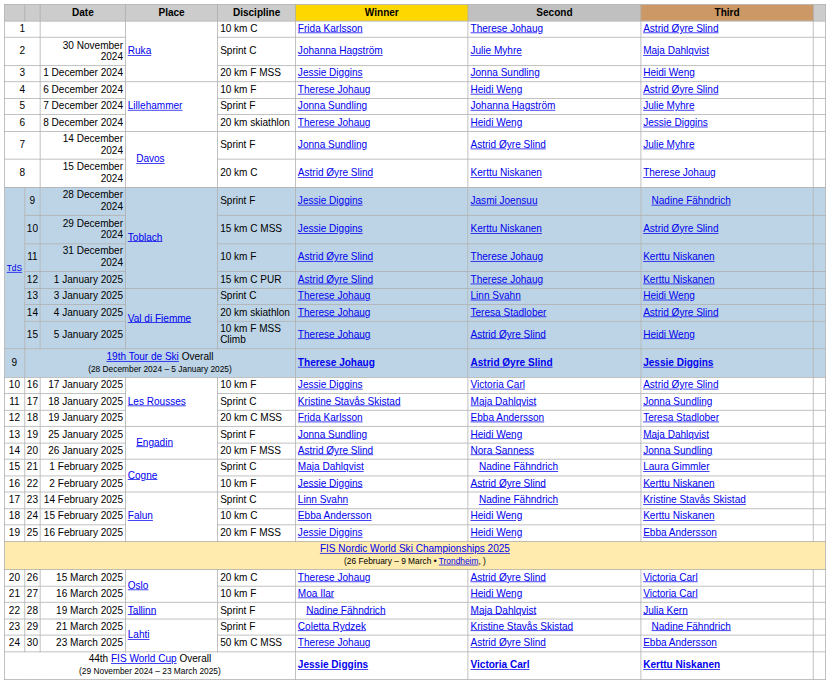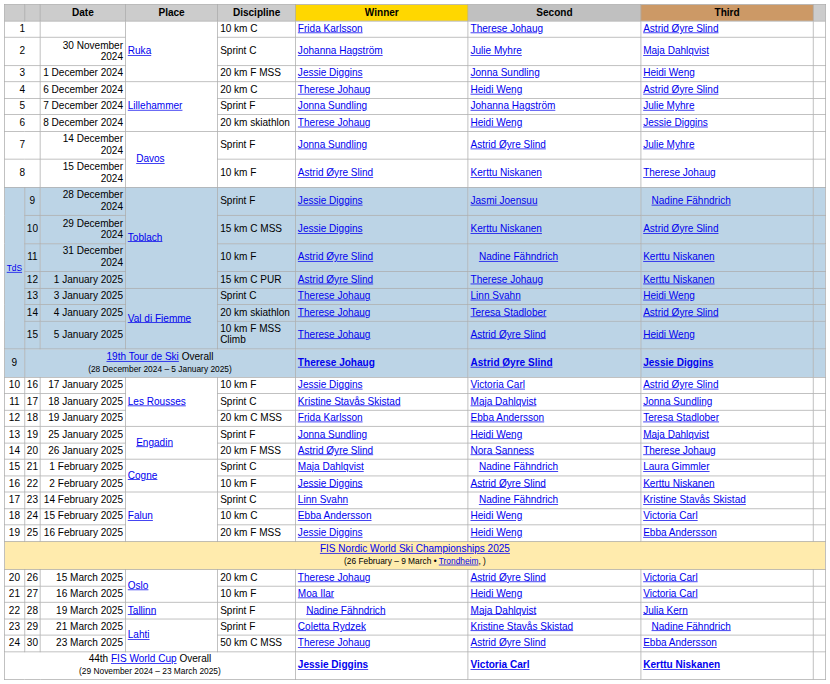(238, 89) 10 km F -> (239, 89) 20 km C
(239, 173) 20 km C -> (238, 173) 10 km F
(507, 257) Therese Johaug -> (514, 257) Nadine Fähndrich
(678, 450) Jonna Sundling -> (679, 450) Therese Johaug
(679, 516) Kerttu Niskanen -> (670, 516) Victoria Carl
